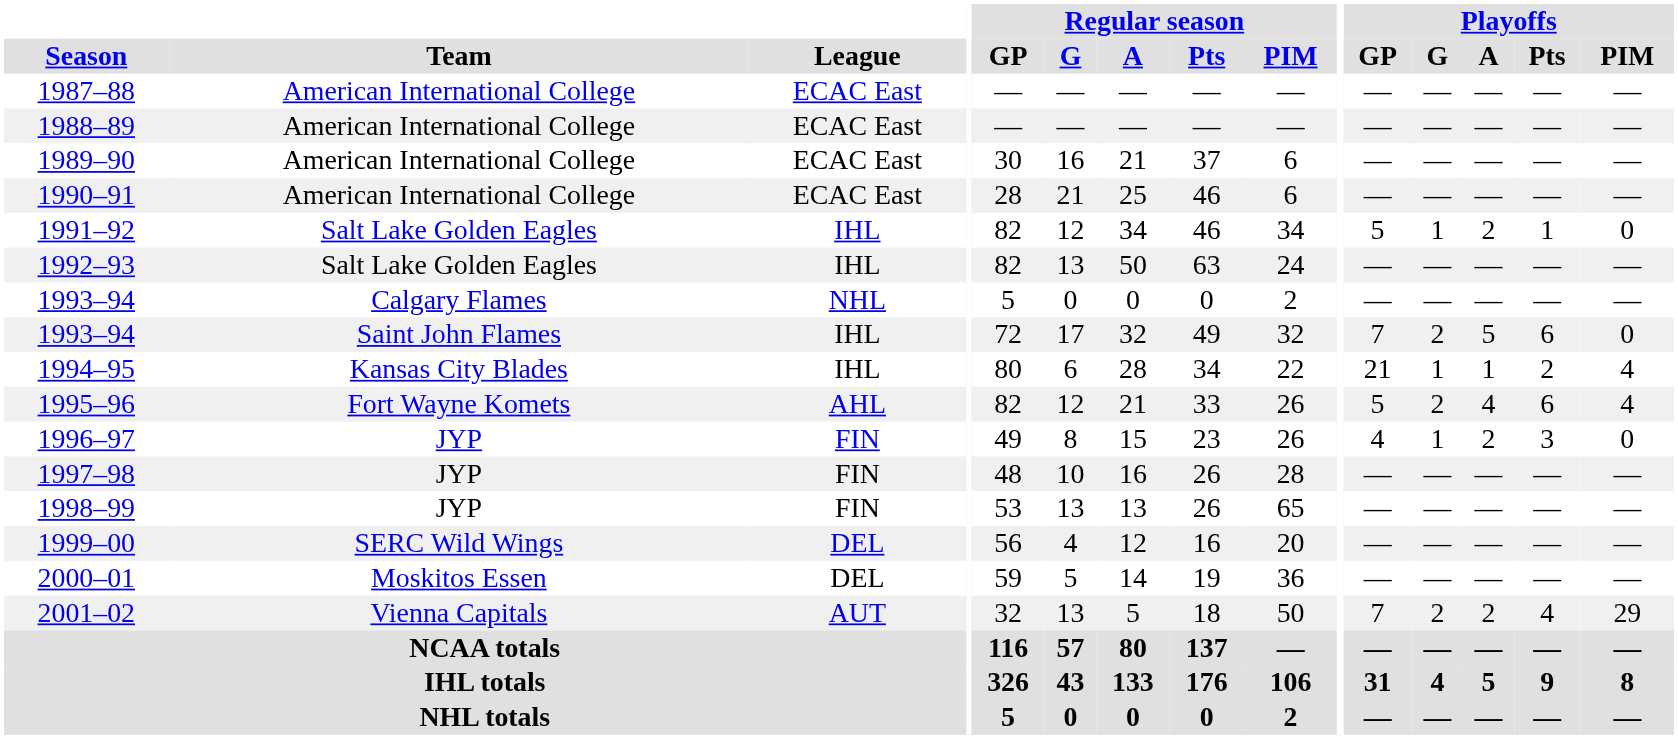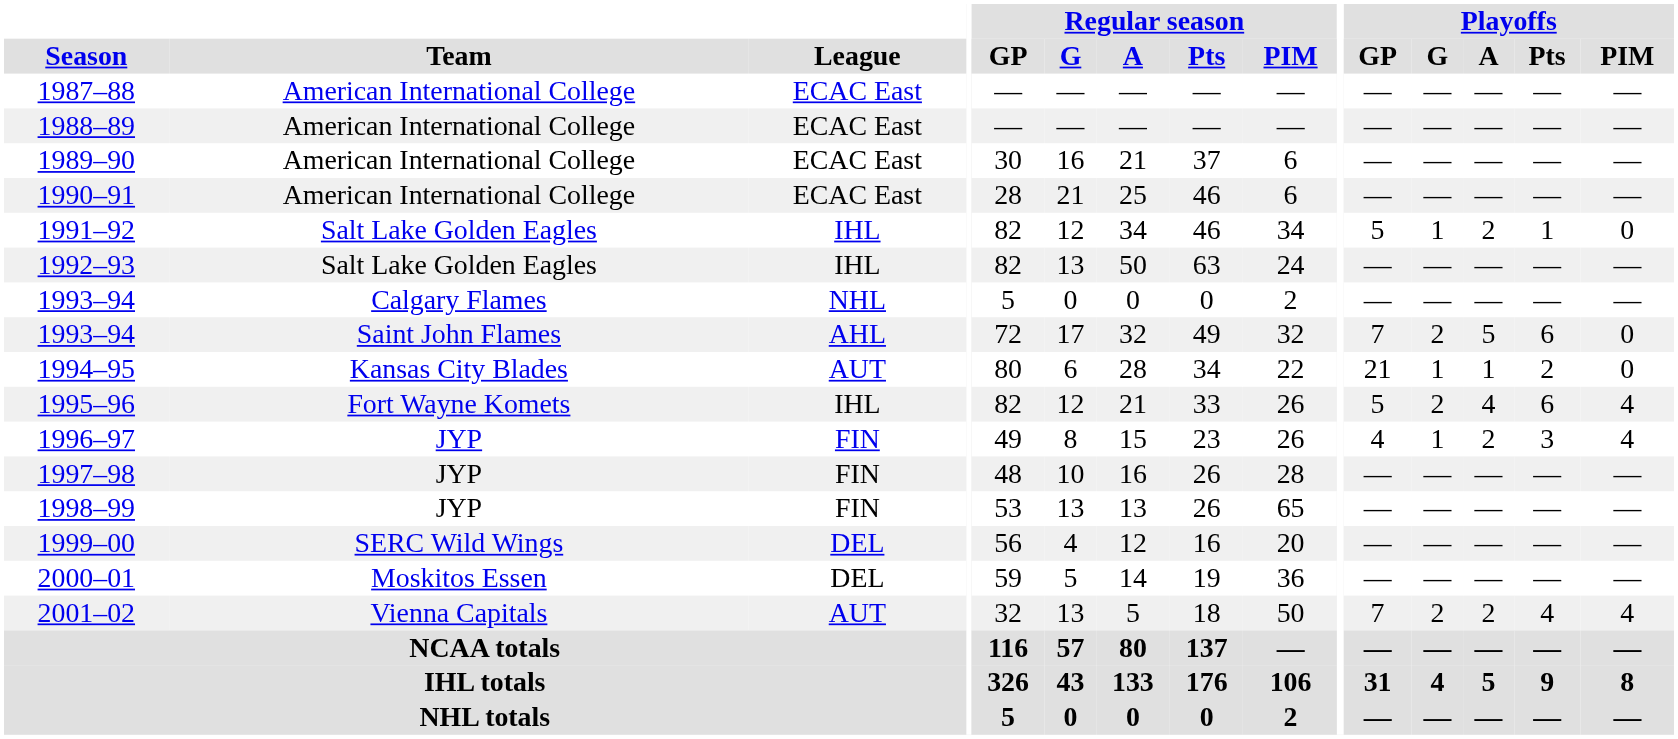(857, 334) IHL -> (857, 334) AHL
(857, 369) IHL -> (857, 369) AUT
(1627, 369) 4 -> (1627, 369) 0
(857, 403) AHL -> (857, 403) IHL
(1627, 438) 0 -> (1627, 438) 4
(1627, 612) 29 -> (1627, 612) 4
